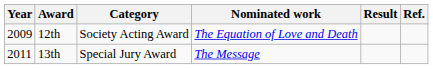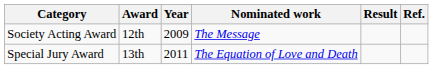columns swapped: (20, 14) <-> (134, 14)
(276, 34) The Equation of Love and Death -> (227, 34) The Message
(227, 53) The Message -> (276, 53) The Equation of Love and Death
